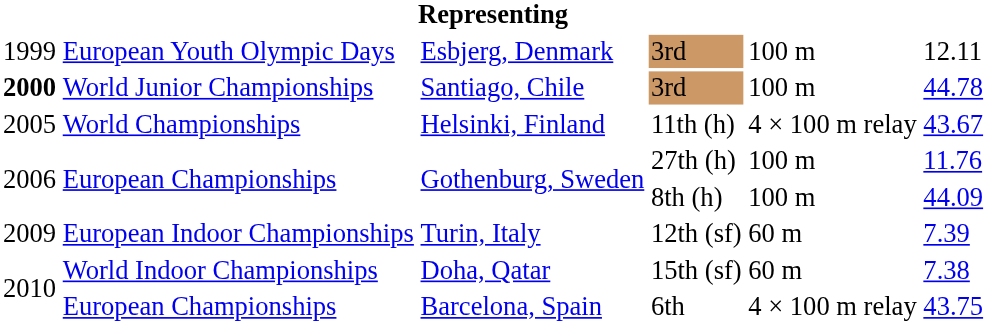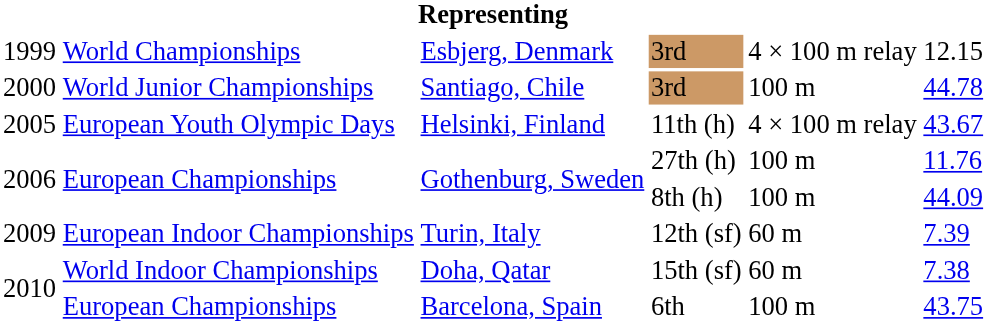(229, 51) European Youth Olympic Days -> (182, 51) World Championships
(782, 51) 100 m -> (833, 51) 4 × 100 m relay
(953, 51) 12.11 -> (953, 51) 12.15
(30, 87) bold -> (30, 87) normal
(182, 124) World Championships -> (229, 124) European Youth Olympic Days
(833, 306) 4 × 100 m relay -> (782, 306) 100 m
